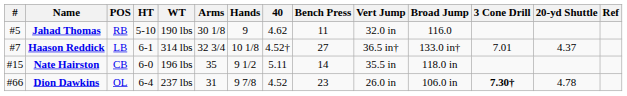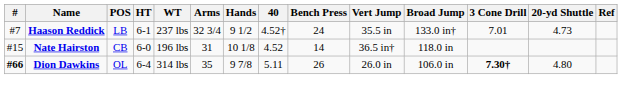- row: (66, 30)
(177, 47) 314 lbs -> (172, 30) 237 lbs
(245, 47) 10 1/8 -> (241, 30) 9 1/2
(323, 47) 27 -> (319, 30) 24
(381, 47) 36.5 in† -> (377, 30) 35.5 in
(567, 47) 4.37 -> (562, 30) 4.73
(211, 64) 35 -> (207, 47) 31
(245, 64) 9 1/2 -> (241, 47) 10 1/8
(278, 64) 5.11 -> (273, 47) 4.52
(381, 64) 35.5 in -> (377, 47) 36.5 in†
(15, 82) normal -> (15, 64) bold
(177, 82) 237 lbs -> (172, 64) 314 lbs
(211, 82) 31 -> (207, 64) 35
(278, 82) 4.52 -> (273, 64) 5.11
(323, 82) 23 -> (319, 64) 26
(567, 82) 4.78 -> (562, 64) 4.80
